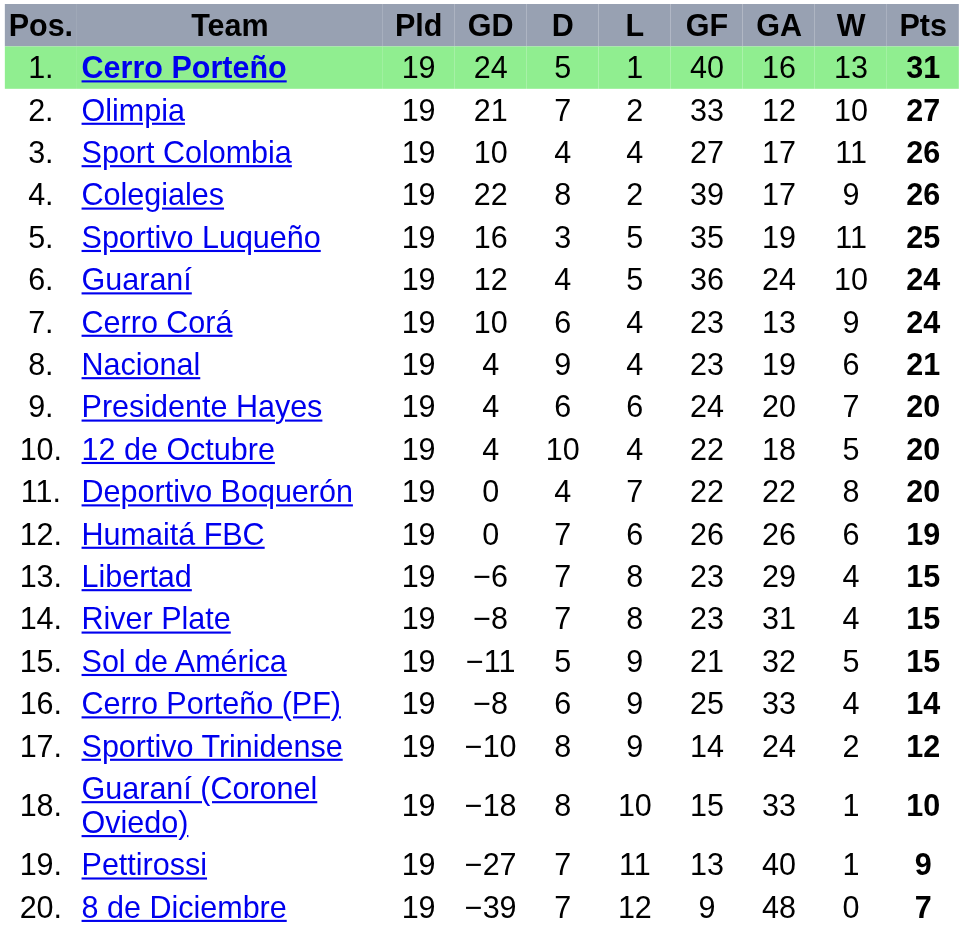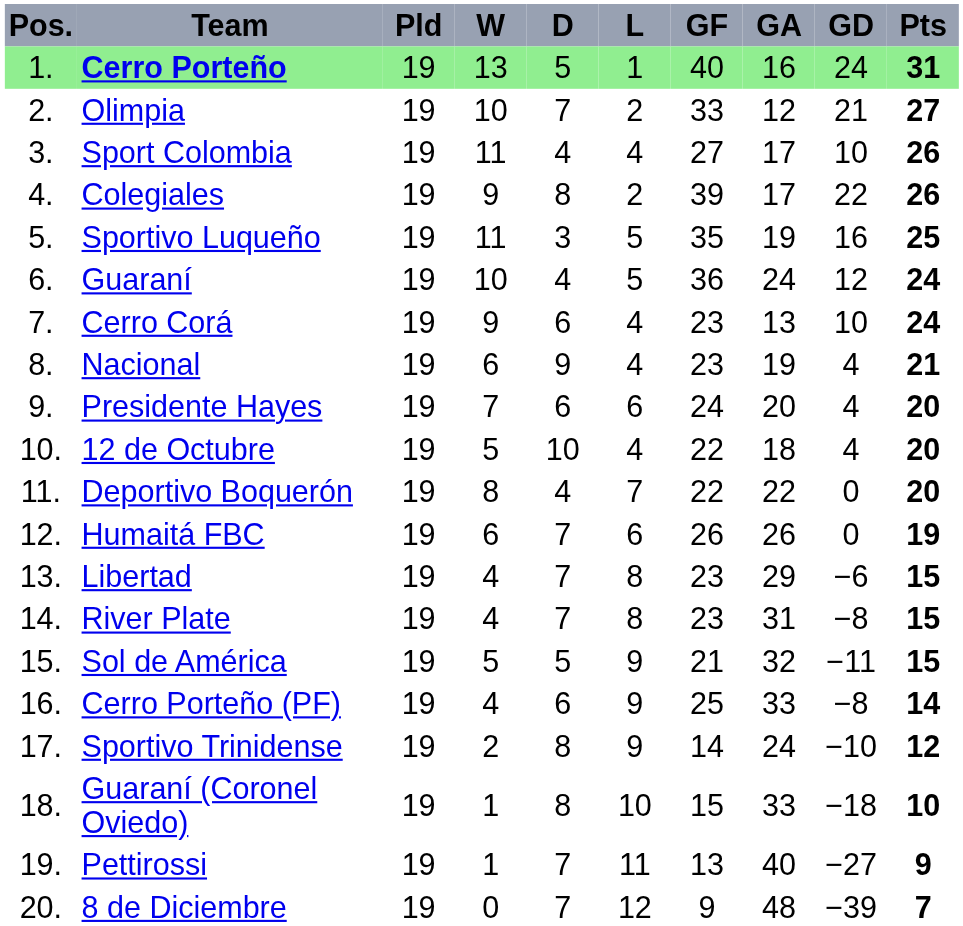columns swapped: (851, 26) <-> (491, 26)
